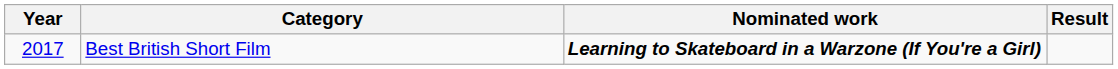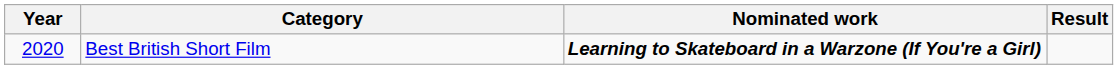(43, 49) 2017 -> (43, 49) 2020
